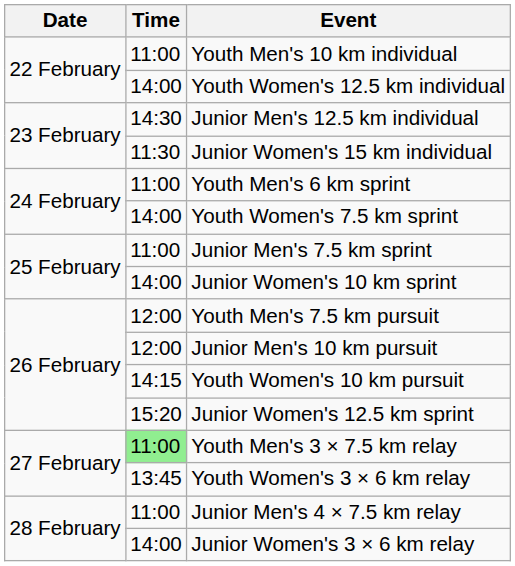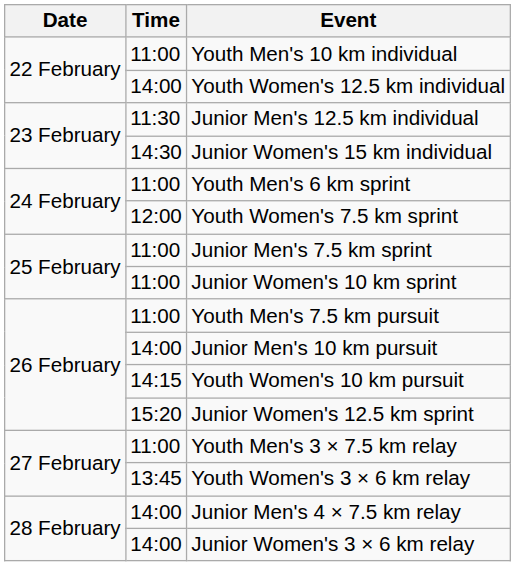(156, 119) 14:30 -> (155, 119) 11:30
(155, 151) 11:30 -> (156, 151) 14:30
(156, 217) 14:00 -> (156, 217) 12:00
(156, 282) 14:00 -> (155, 282) 11:00
(156, 315) 12:00 -> (155, 315) 11:00
(156, 348) 12:00 -> (156, 348) 14:00
(155, 446) lightgreen background -> (155, 446) no background
(155, 511) 11:00 -> (156, 511) 14:00
